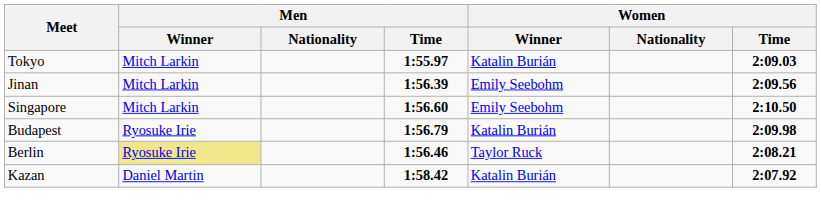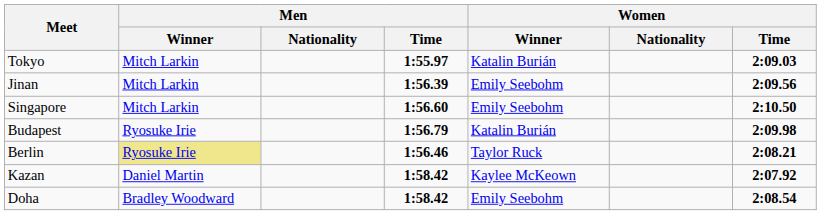(513, 175) Katalin Burián -> (523, 175) Kaylee McKeown
+ row: (23, 198)
